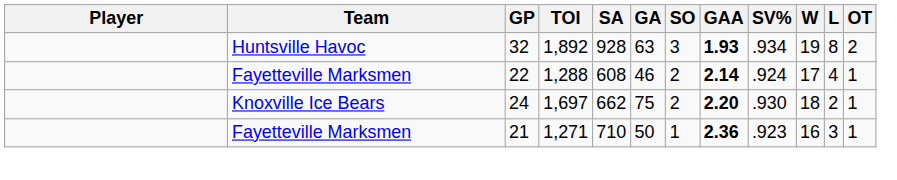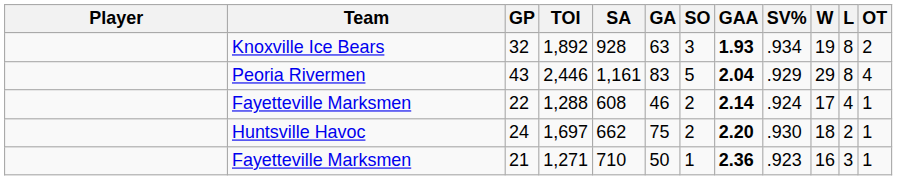(299, 47) Huntsville Havoc -> (308, 47) Knoxville Ice Bears
+ row: (519, 75)
(308, 103) Knoxville Ice Bears -> (299, 132) Huntsville Havoc
